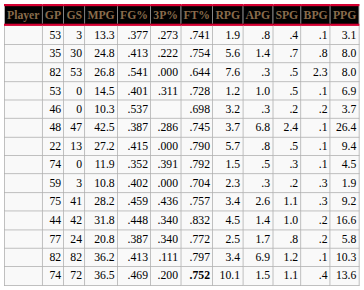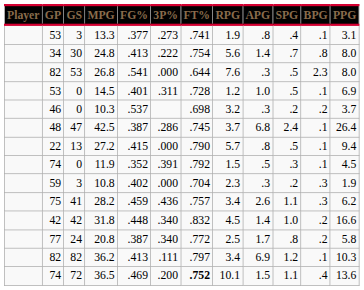(55, 53) 35 -> (55, 53) 34
(349, 201) 9.2 -> (349, 201) 6.2
(55, 220) 44 -> (55, 220) 42
